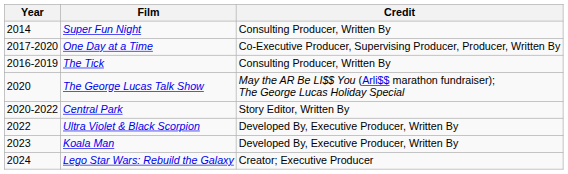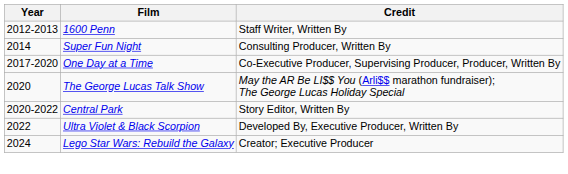+ row: (89, 30)
- row: (84, 64)
- row: (89, 144)
